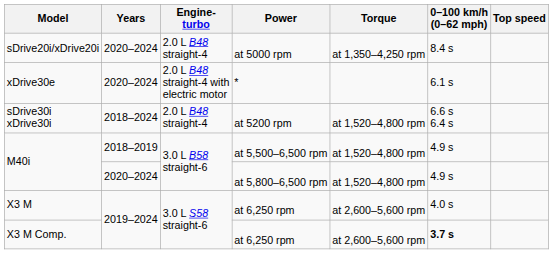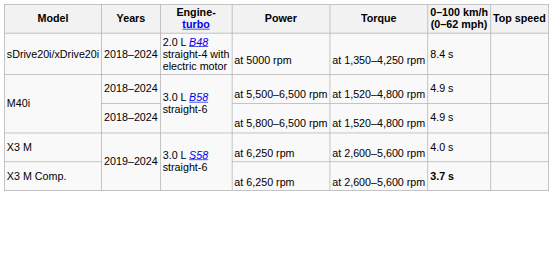(131, 48) 2020–2024 -> (131, 54) 2018–2024
(185, 48) 2.0 L B48 straight-4 -> (196, 54) 2.0 L B48 straight-4 with electric motor
- row: (31, 83)
- row: (29, 118)
(131, 147) 2018–2019 -> (131, 89) 2018–2024
(131, 176) 2020–2024 -> (131, 118) 2018–2024
